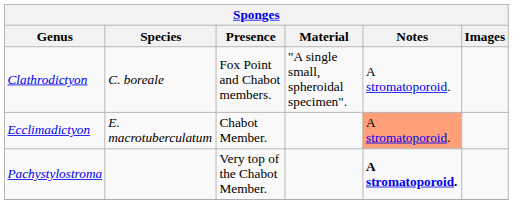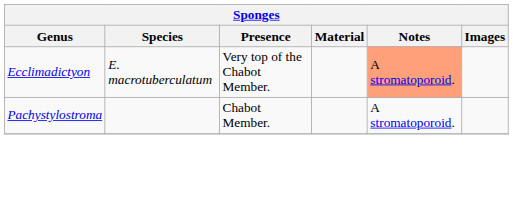- row: (47, 79)
(243, 130) Chabot Member. -> (262, 72) Very top of the Chabot Member.
(249, 173) Very top of the Chabot Member. -> (246, 115) Chabot Member.
(412, 173) bold -> (413, 115) normal
